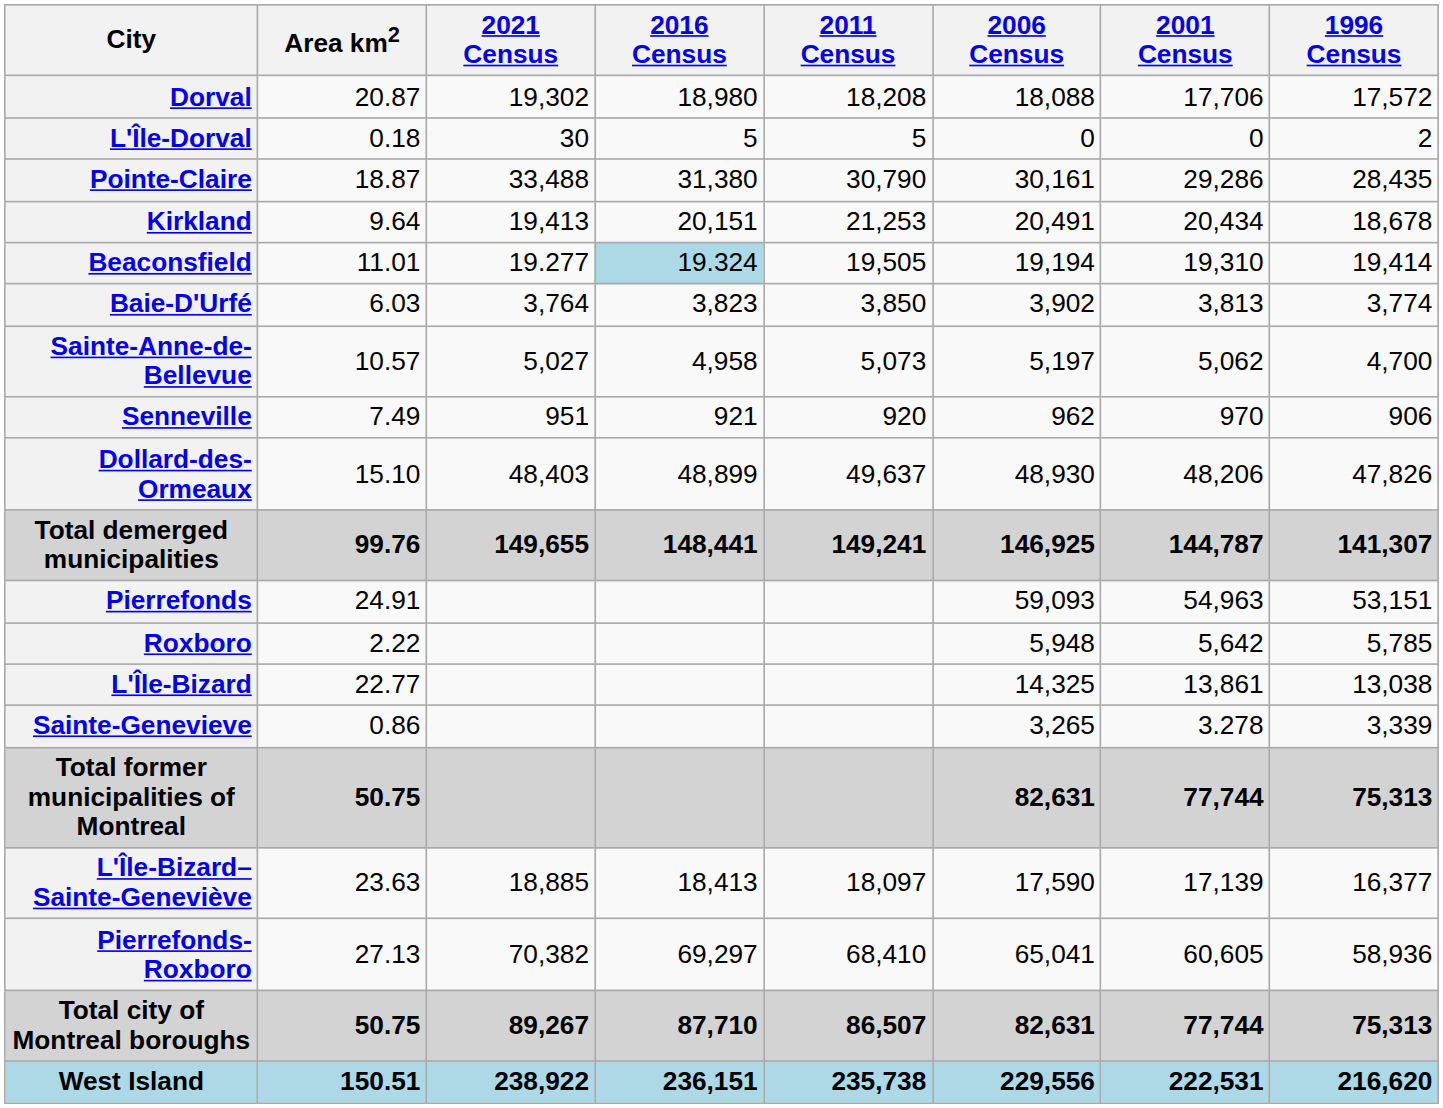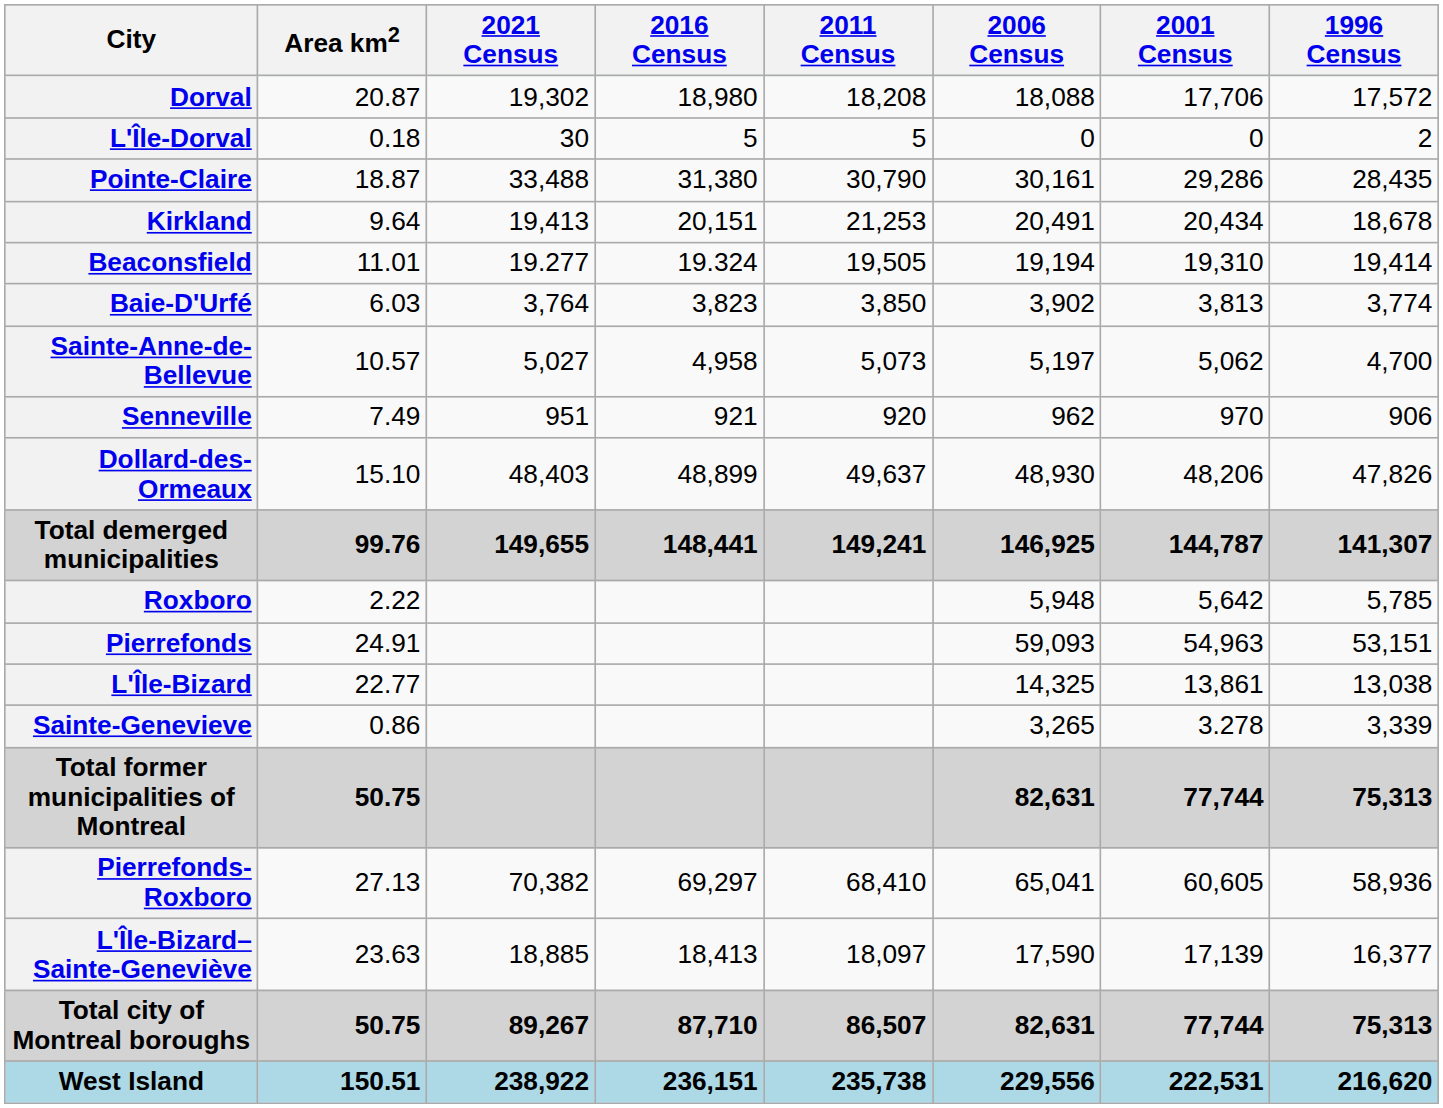(718, 262) lightblue background -> (718, 262) no background
rows swapped: (179, 601) <-> (198, 642)
rows swapped: (174, 954) <-> (142, 883)
